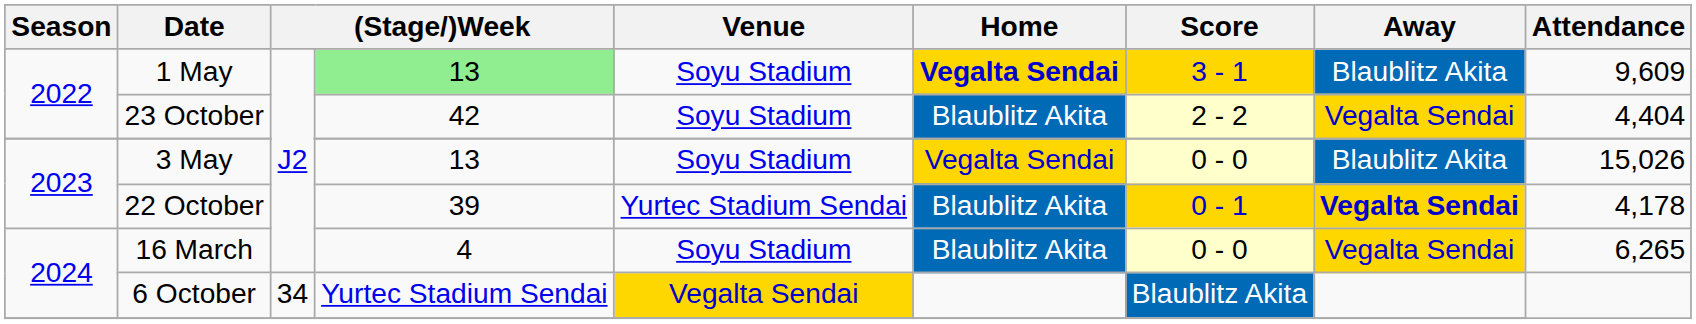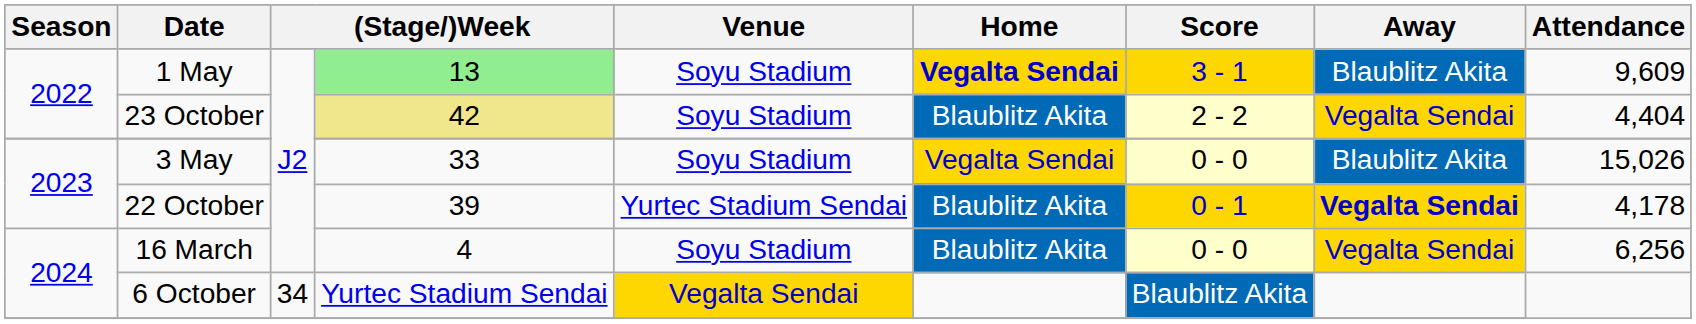(464, 116) no background -> (464, 116) khaki background
(464, 160) 13 -> (464, 160) 33
(1650, 250) 6,265 -> (1650, 250) 6,256
